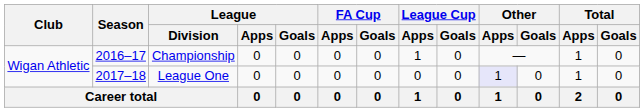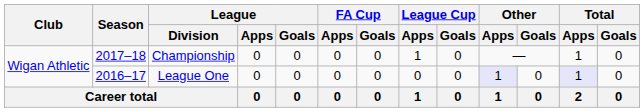(121, 55) 2016–17 -> (121, 55) 2017–18
(121, 76) 2017–18 -> (121, 76) 2016–17
(578, 76) no background -> (578, 76) lavender background
